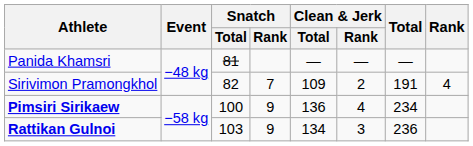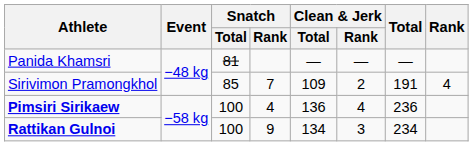(231, 84) 82 -> (231, 84) 85
(270, 107) 9 -> (270, 107) 4
(405, 107) 234 -> (405, 107) 236
(231, 130) 103 -> (231, 130) 100
(405, 130) 236 -> (405, 130) 234
